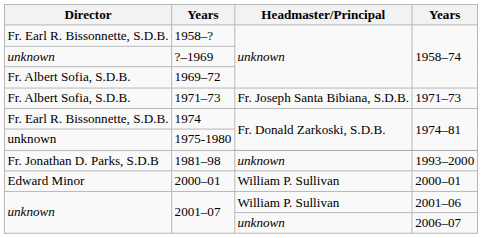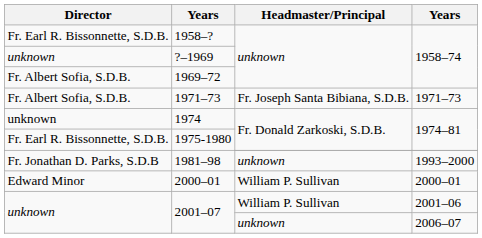(88, 118) Fr. Earl R. Bissonnette, S.D.B. -> (32, 118) unknown
(32, 139) unknown -> (88, 139) Fr. Earl R. Bissonnette, S.D.B.
